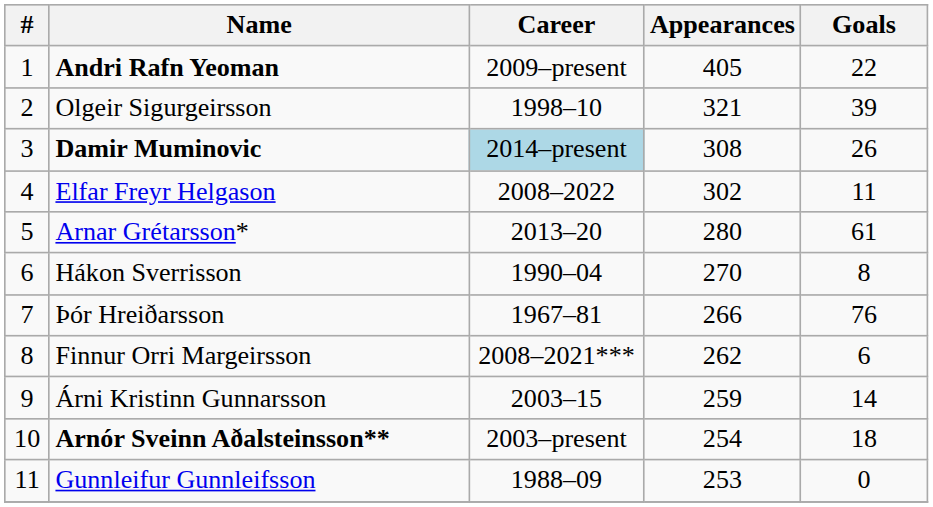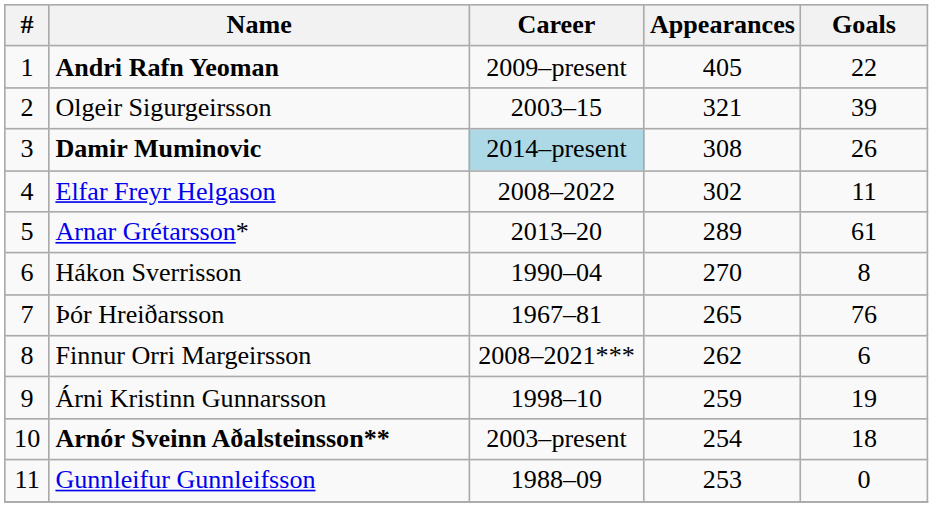(556, 107) 1998–10 -> (556, 107) 2003–15
(722, 231) 280 -> (722, 231) 289
(722, 314) 266 -> (722, 314) 265
(556, 397) 2003–15 -> (556, 397) 1998–10
(864, 397) 14 -> (864, 397) 19
